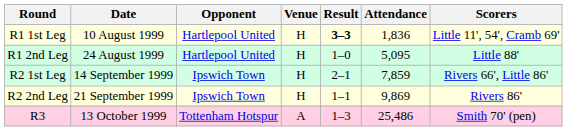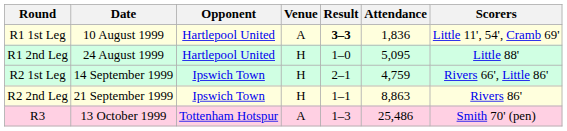(301, 34) H -> (301, 34) A
(396, 75) 7,859 -> (396, 75) 4,759
(396, 95) 9,869 -> (396, 95) 8,863
